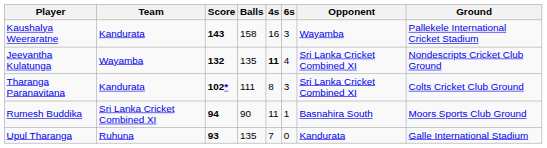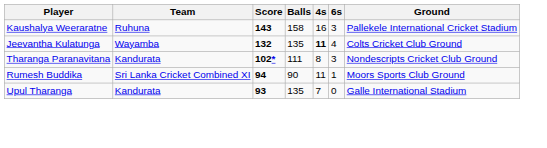- column: (352, 12)
(122, 33) Kandurata -> (132, 28) Ruhuna
(466, 60) Nondescripts Cricket Club Ground -> (404, 43) Colts Cricket Club Ground
(466, 87) Colts Cricket Club Ground -> (422, 59) Nondescripts Cricket Club Ground
(116, 135) Ruhuna -> (138, 91) Kandurata
